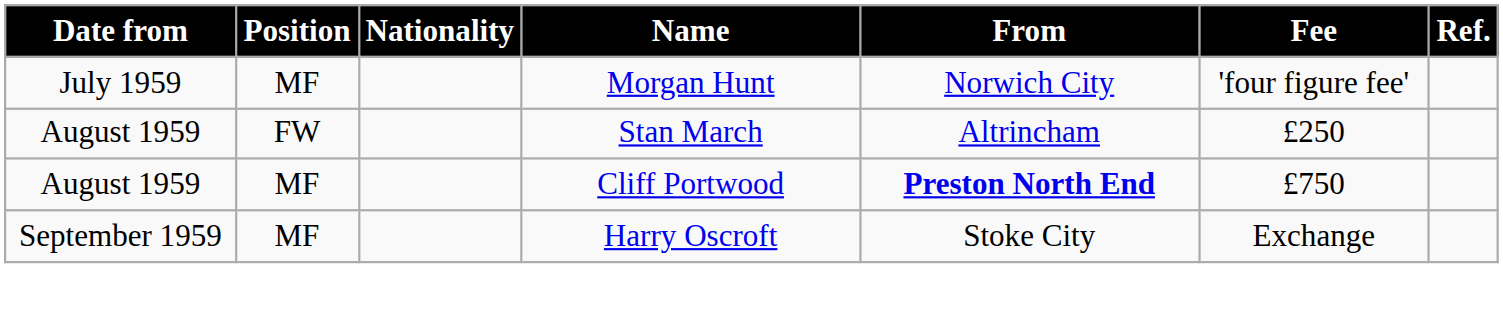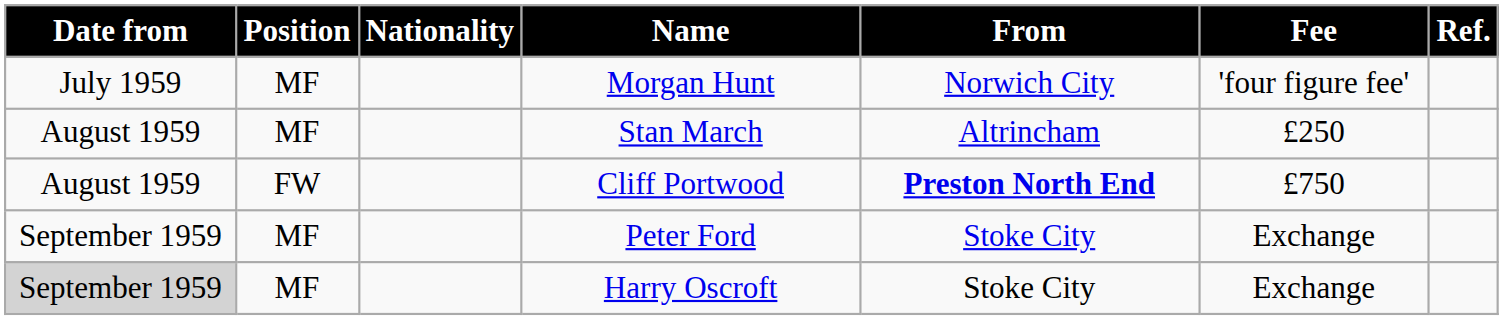(297, 133) FW -> (297, 133) MF
(297, 184) MF -> (297, 184) FW
+ row: (691, 235)
(120, 235) no background -> (120, 287) lightgrey background
